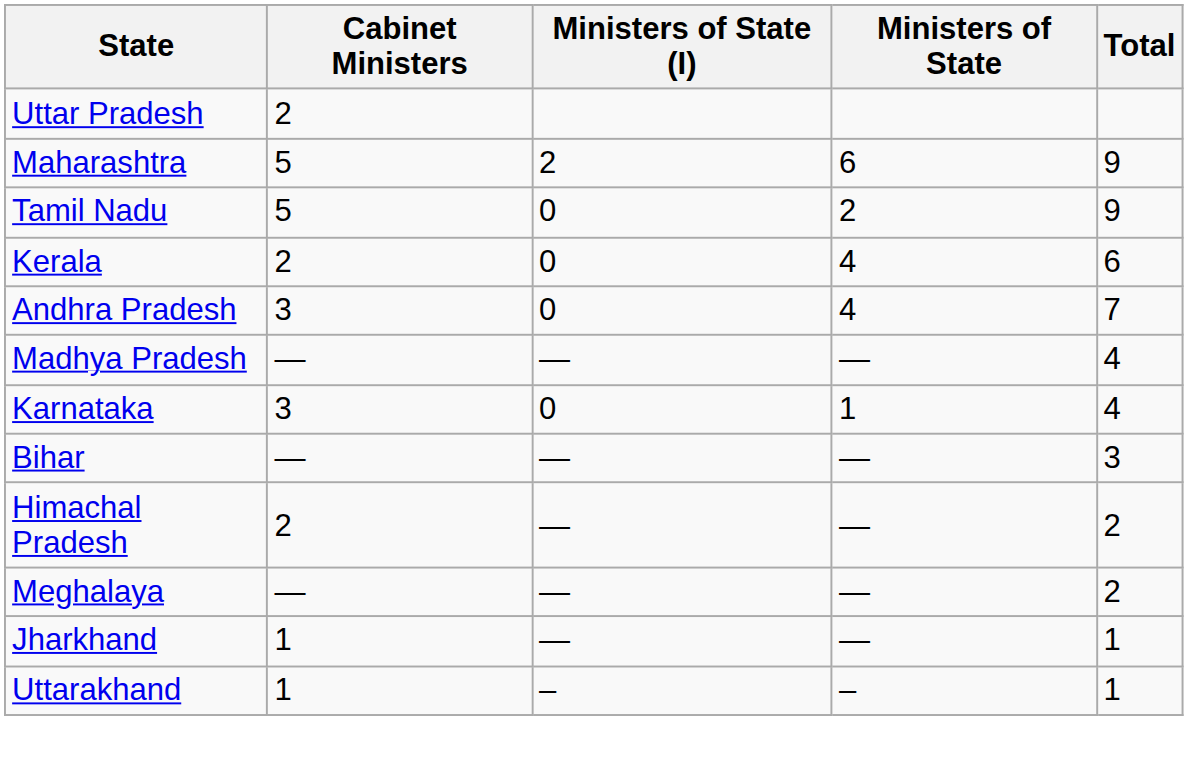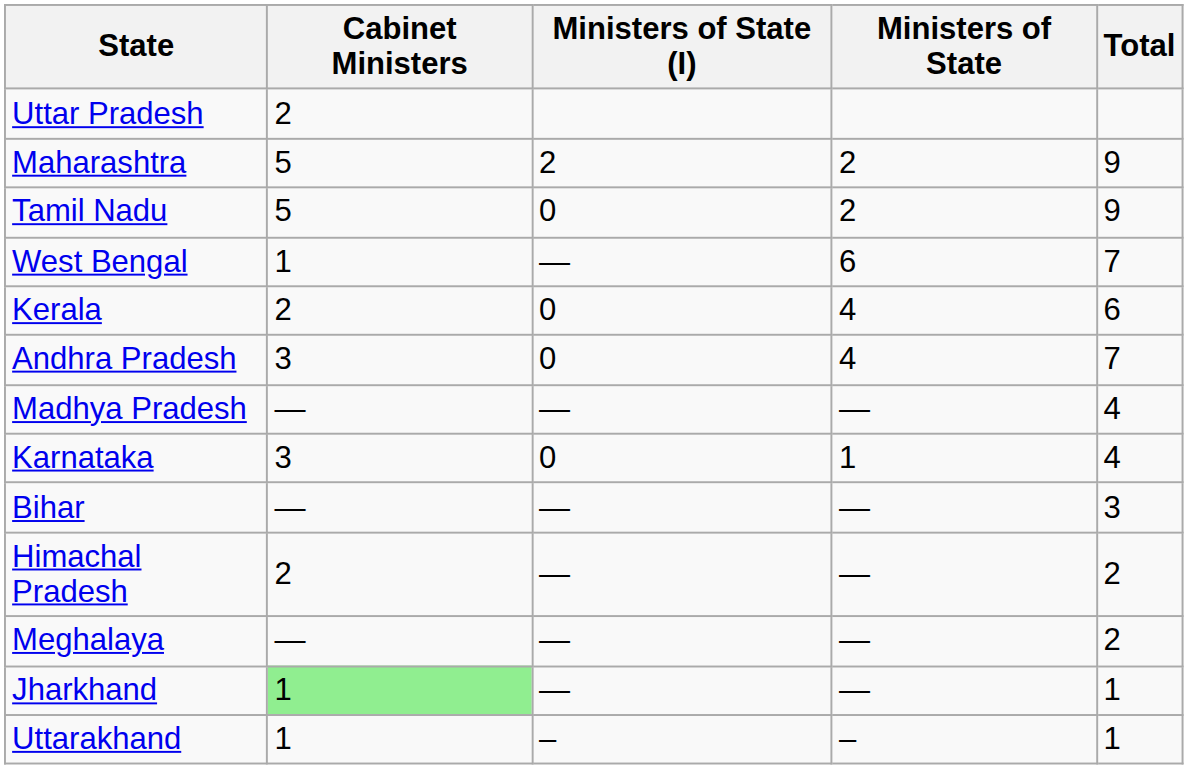(848, 162) 6 -> (848, 162) 2
+ row: (100, 260)
(283, 640) no background -> (283, 689) lightgreen background
